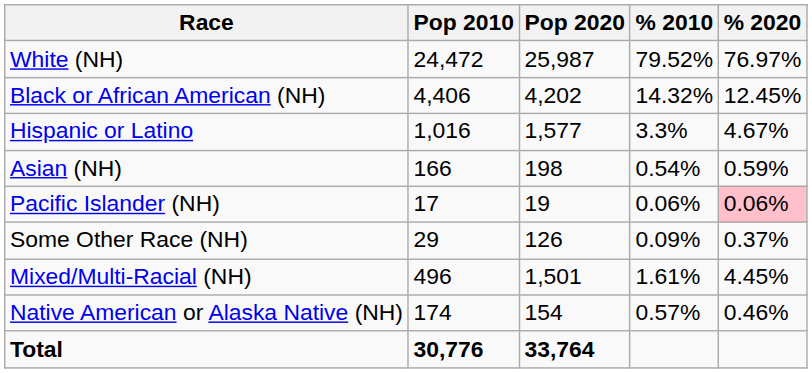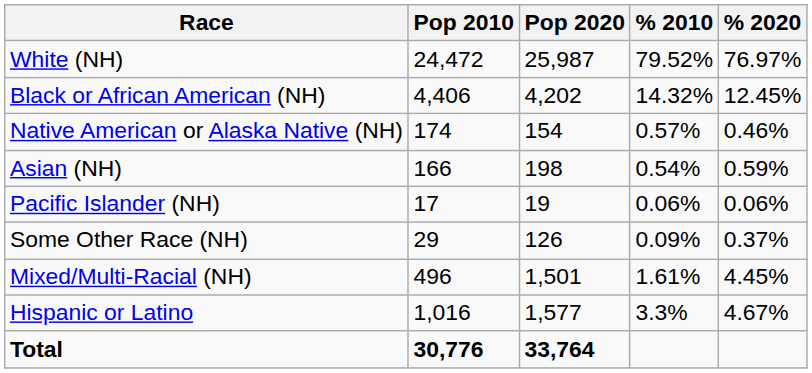rows swapped: (206, 312) <-> (102, 131)
(756, 204) pink background -> (756, 204) no background
